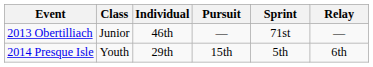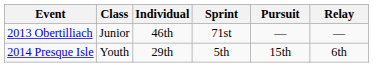columns swapped: (280, 14) <-> (222, 14)
